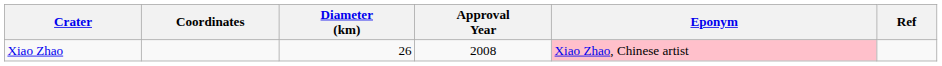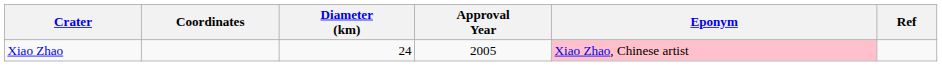(405, 50) 26 -> (405, 50) 24
(483, 50) 2008 -> (483, 50) 2005
